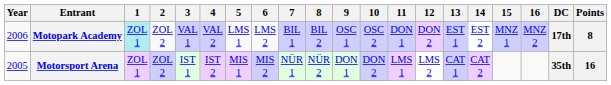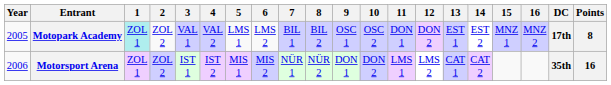(17, 36) 2006 -> (17, 36) 2005
(17, 65) 2005 -> (17, 65) 2006
